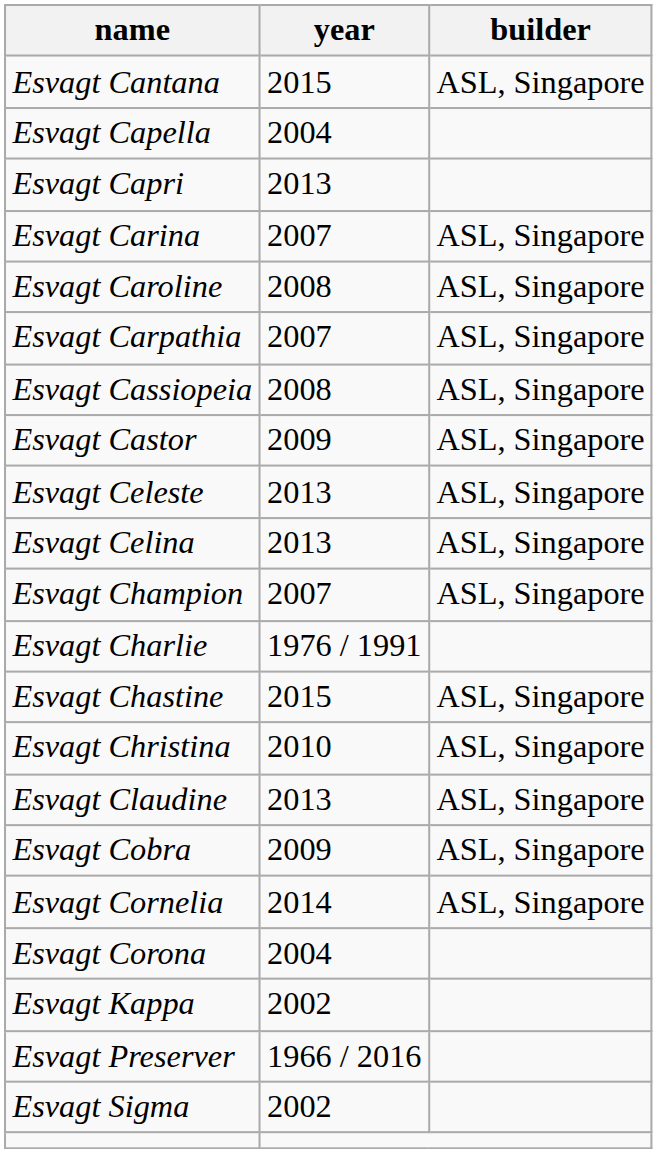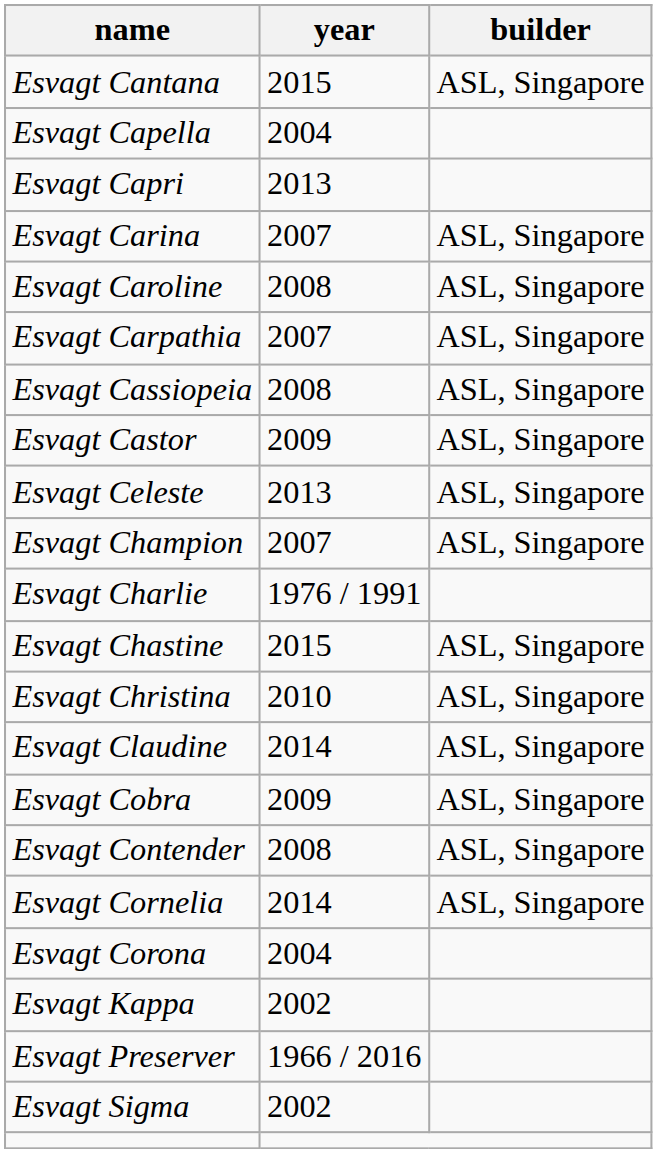- row: (104, 542)
(299, 798) 2013 -> (299, 747) 2014
+ row: (129, 850)
